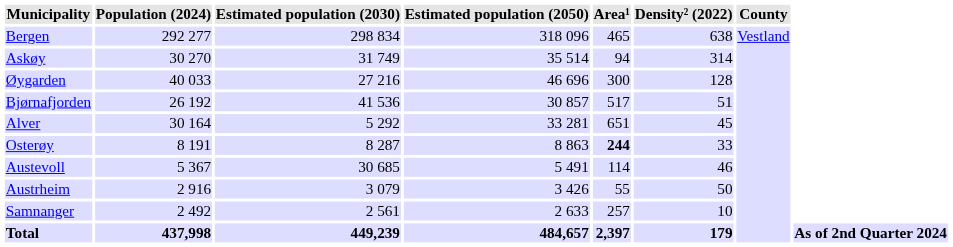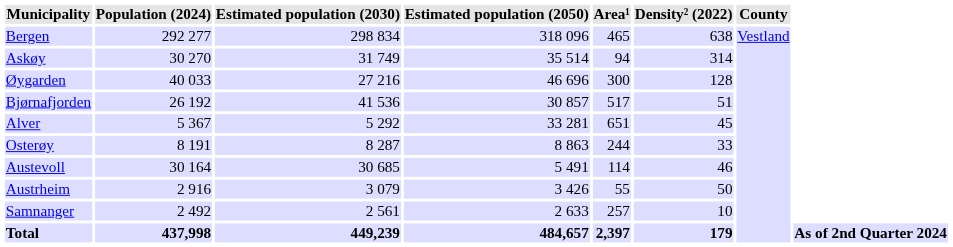(190, 123) 30 164 -> (194, 123) 5 367
(619, 145) bold -> (619, 145) normal
(194, 167) 5 367 -> (190, 167) 30 164
